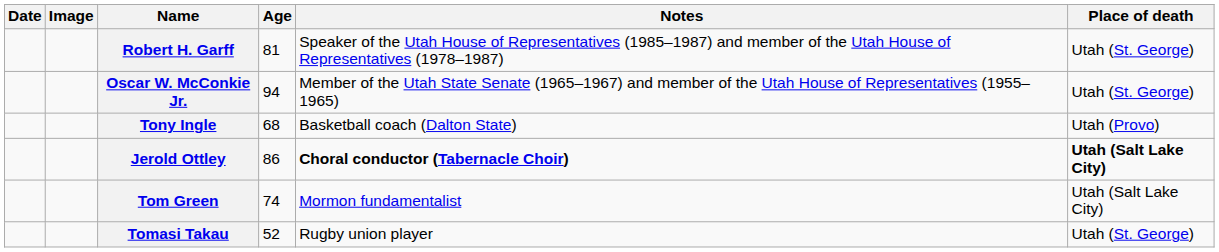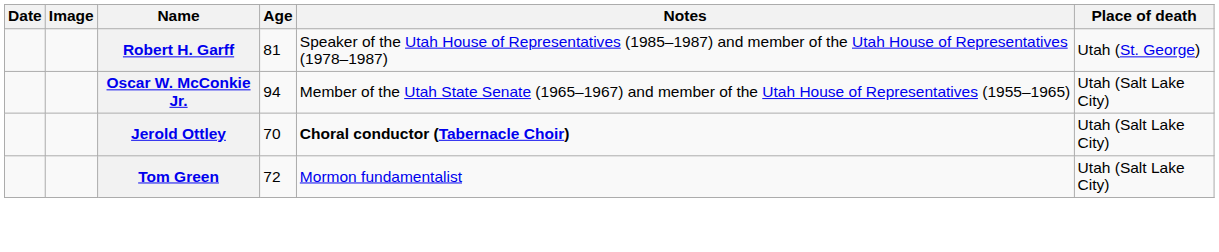(1133, 92) Utah (St. George) -> (1131, 92) Utah (Salt Lake City)
- row: (178, 125)
(271, 158) 86 -> (272, 134) 70
(1128, 158) bold -> (1131, 134) normal
(271, 200) 74 -> (272, 176) 72
- row: (178, 234)
